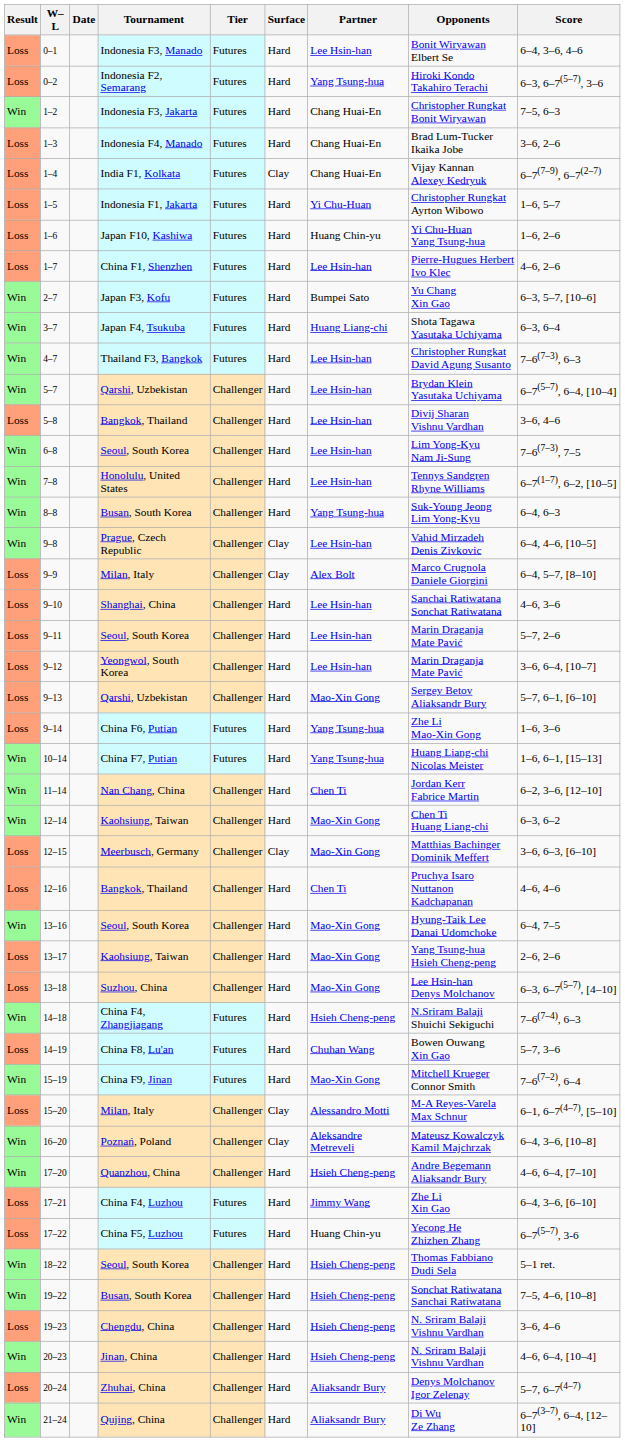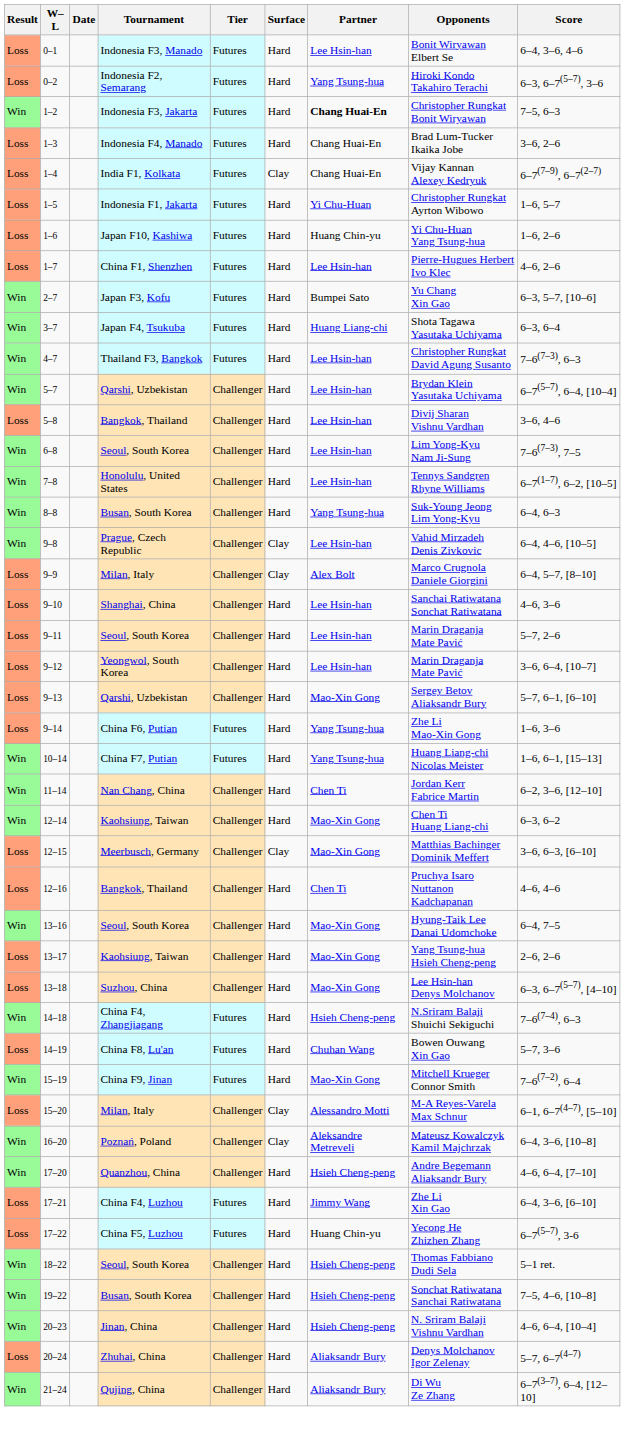(346, 112) normal -> (349, 112) bold
- row: (55, 1326)
